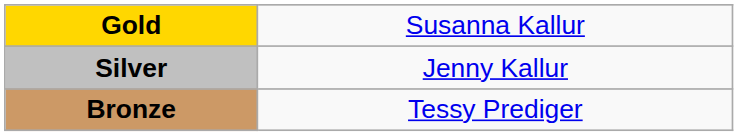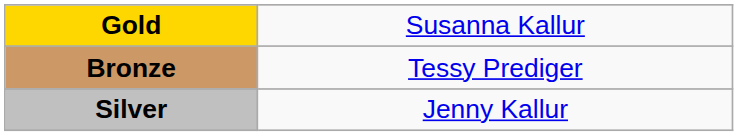rows swapped: (131, 67) <-> (131, 109)
